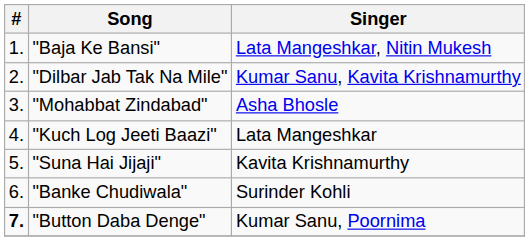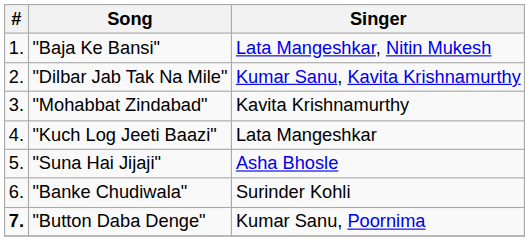(287, 105) Asha Bhosle -> (323, 105) Kavita Krishnamurthy
(323, 163) Kavita Krishnamurthy -> (287, 163) Asha Bhosle
